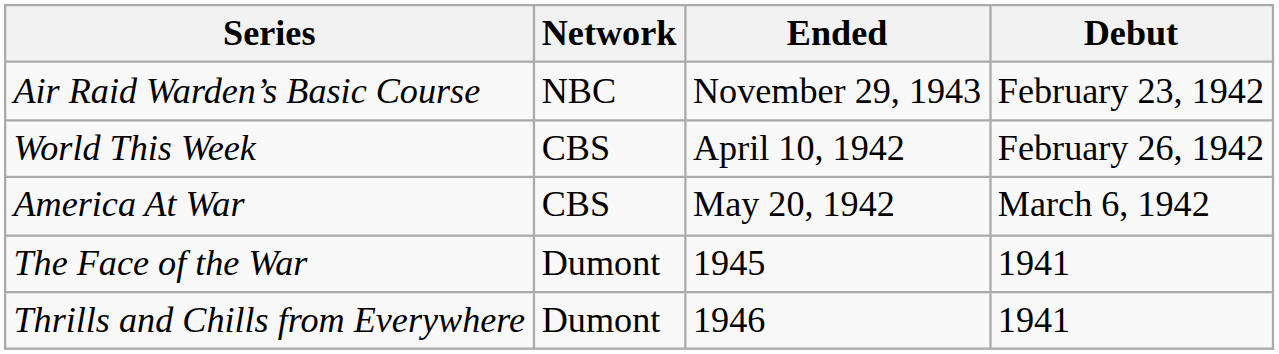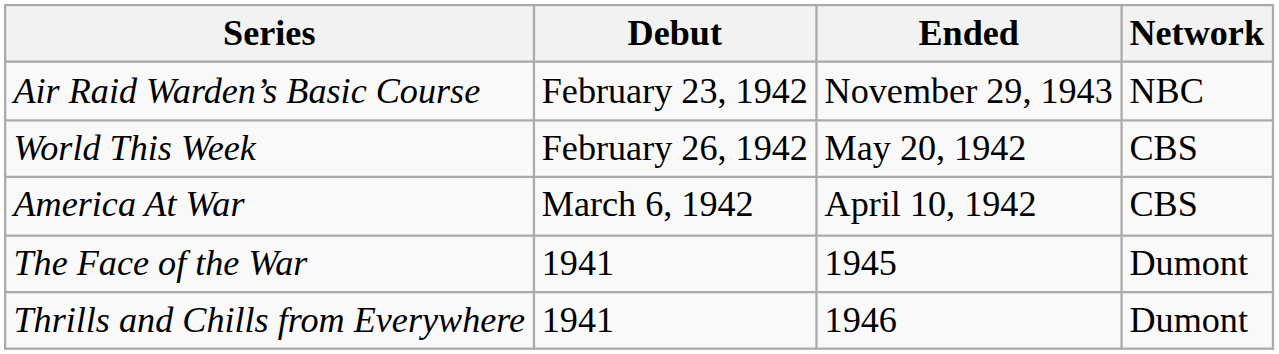columns swapped: (1131, 33) <-> (609, 33)
(799, 147) April 10, 1942 -> (925, 147) May 20, 1942
(794, 205) May 20, 1942 -> (931, 205) April 10, 1942
